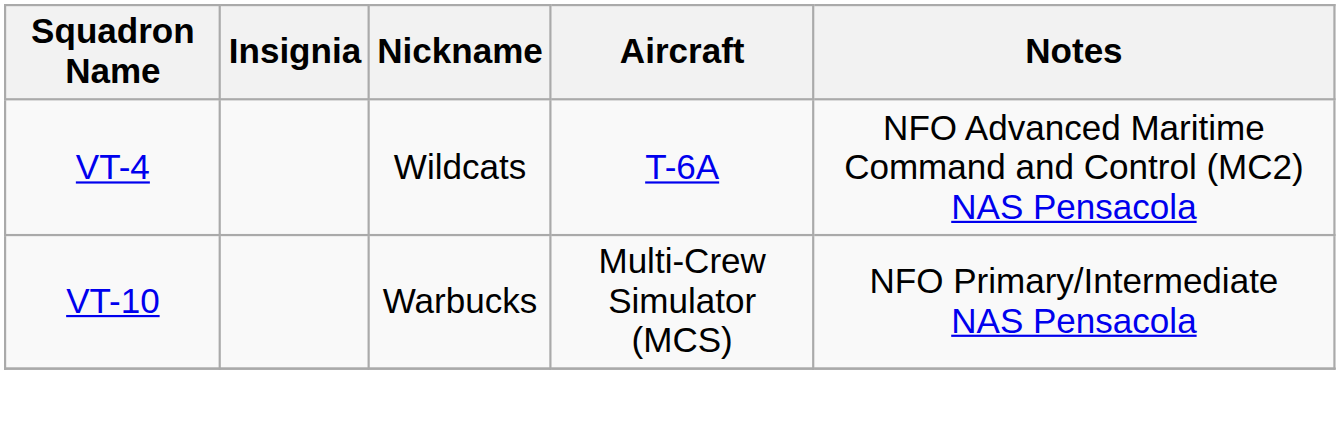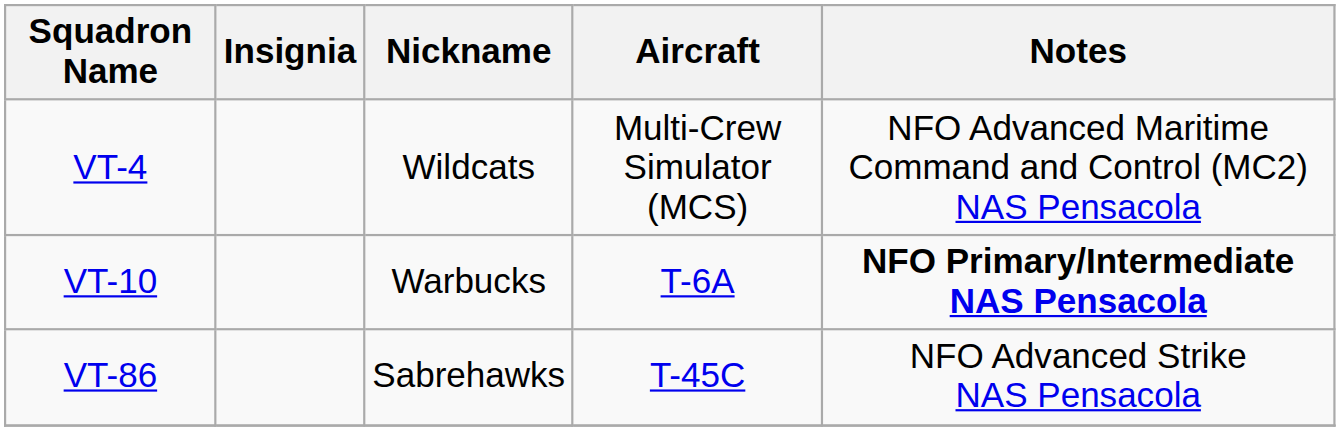(682, 166) T-6A -> (698, 166) Multi-Crew Simulator (MCS)
(682, 301) Multi-Crew Simulator (MCS) -> (698, 281) T-6A
(1074, 301) normal -> (1078, 281) bold
+ row: (110, 376)
